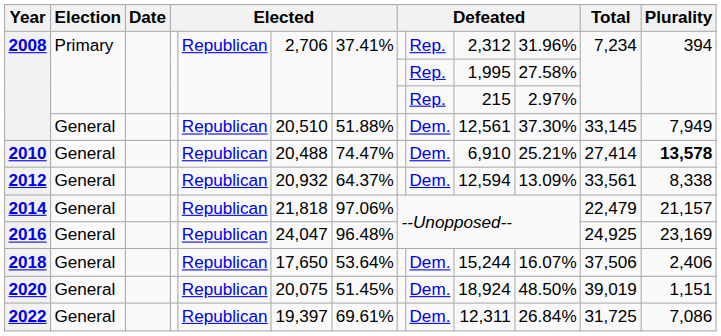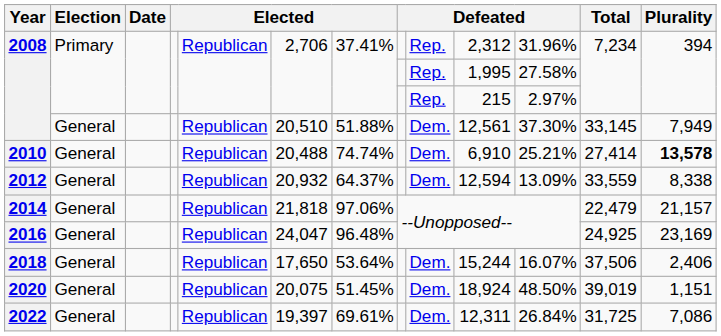(365, 153) 74.47% -> (365, 153) 74.74%
(611, 180) 33,561 -> (611, 180) 33,559
